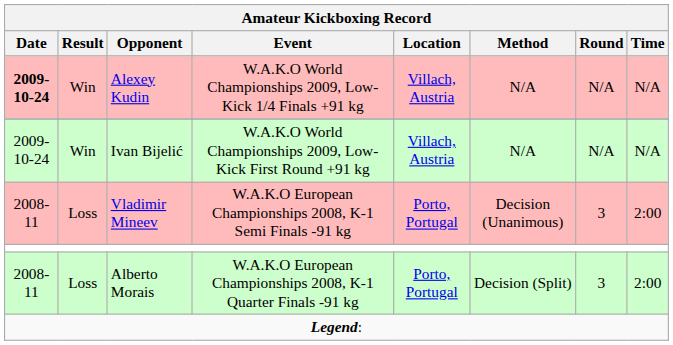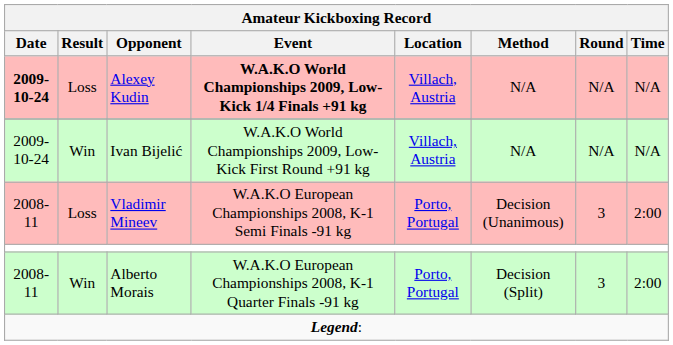(83, 87) Win -> (82, 87) Loss
(293, 87) normal -> (293, 87) bold
(83, 283) Loss -> (82, 283) Win
